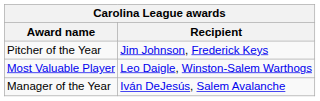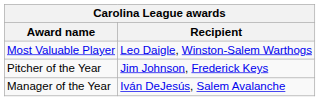rows swapped: (61, 68) <-> (54, 50)
